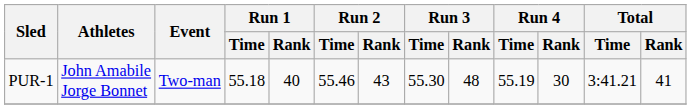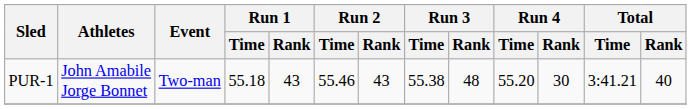(292, 81) 40 -> (292, 81) 43
(426, 81) 55.30 -> (426, 81) 55.38
(516, 81) 55.19 -> (516, 81) 55.20
(664, 81) 41 -> (664, 81) 40
